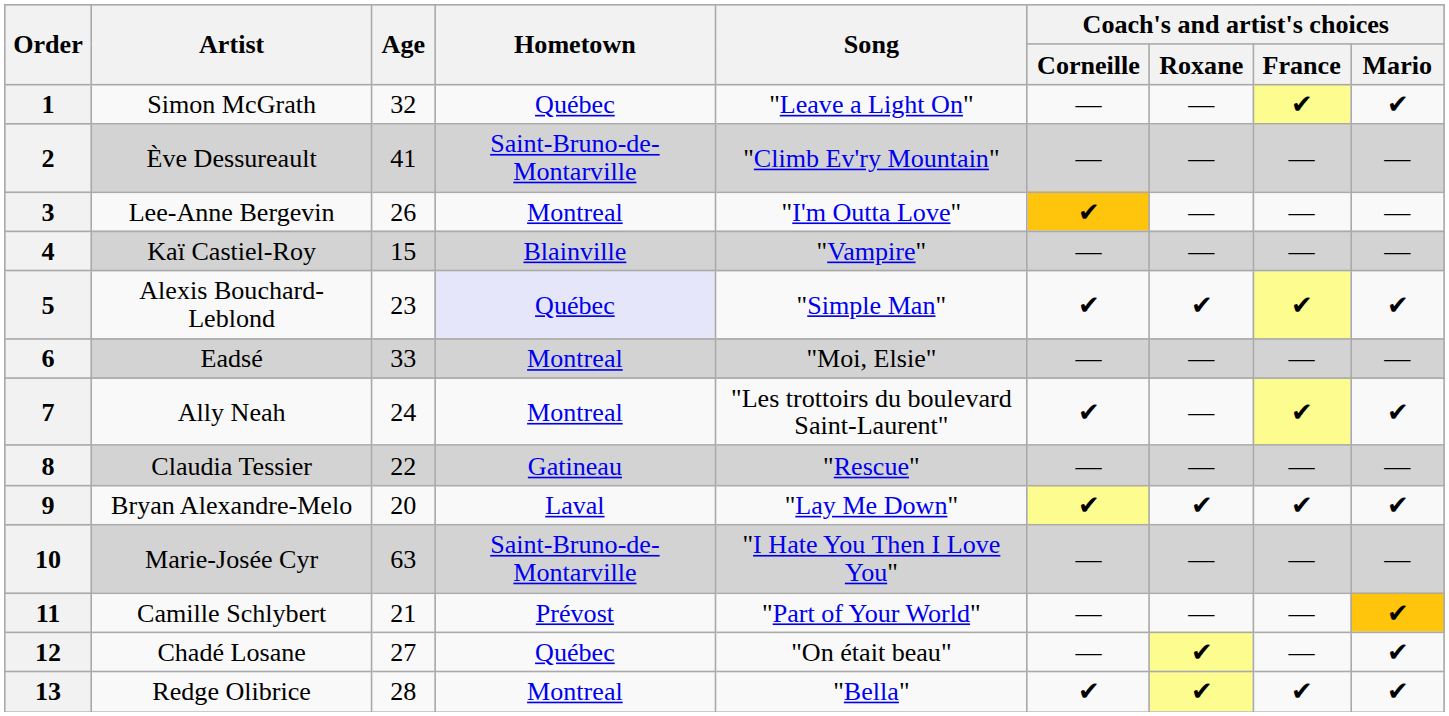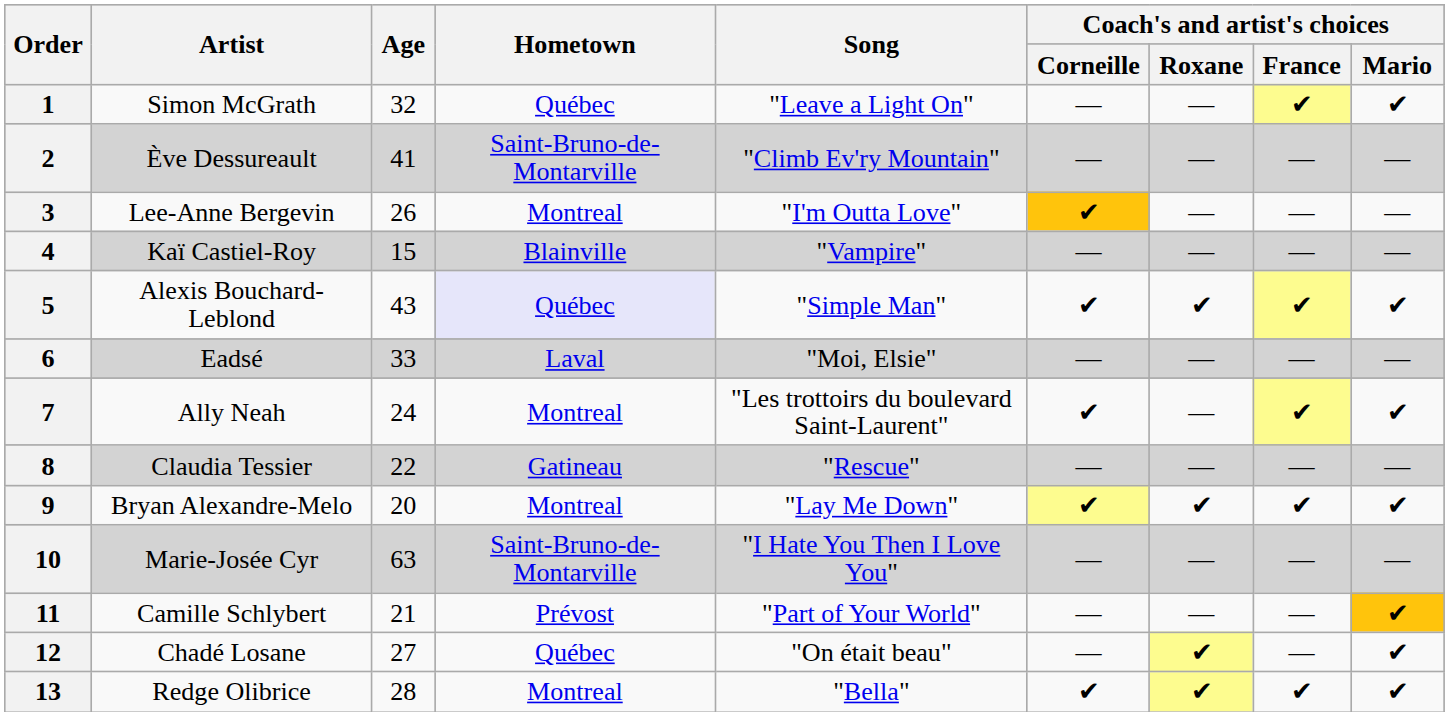(403, 305) 23 -> (403, 305) 43
(575, 358) Montreal -> (575, 358) Laval
(575, 505) Laval -> (575, 505) Montreal
